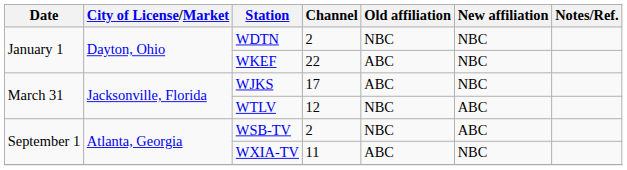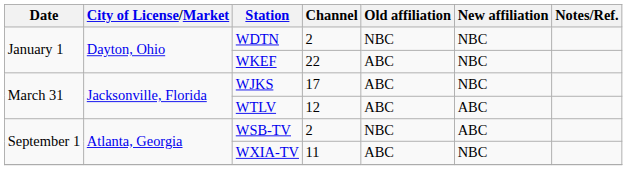(379, 107) NBC -> (379, 107) ABC
